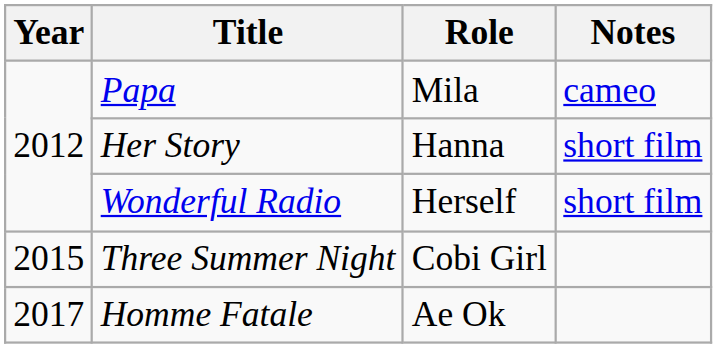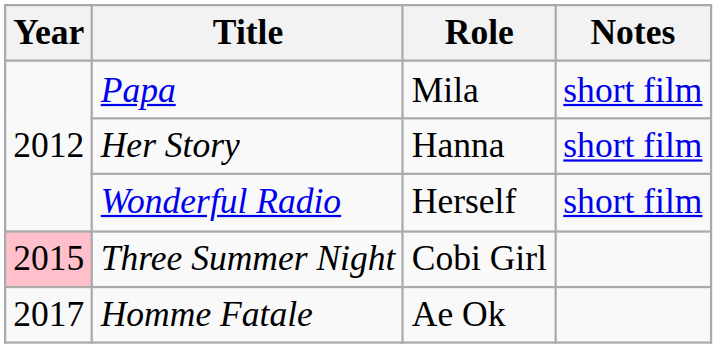(610, 88) cameo -> (633, 88) short film
(49, 257) no background -> (49, 257) pink background
